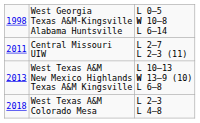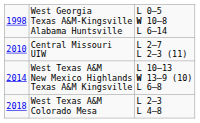(17, 49) 2011 -> (17, 49) 2010
(17, 78) 2013 -> (17, 78) 2014
